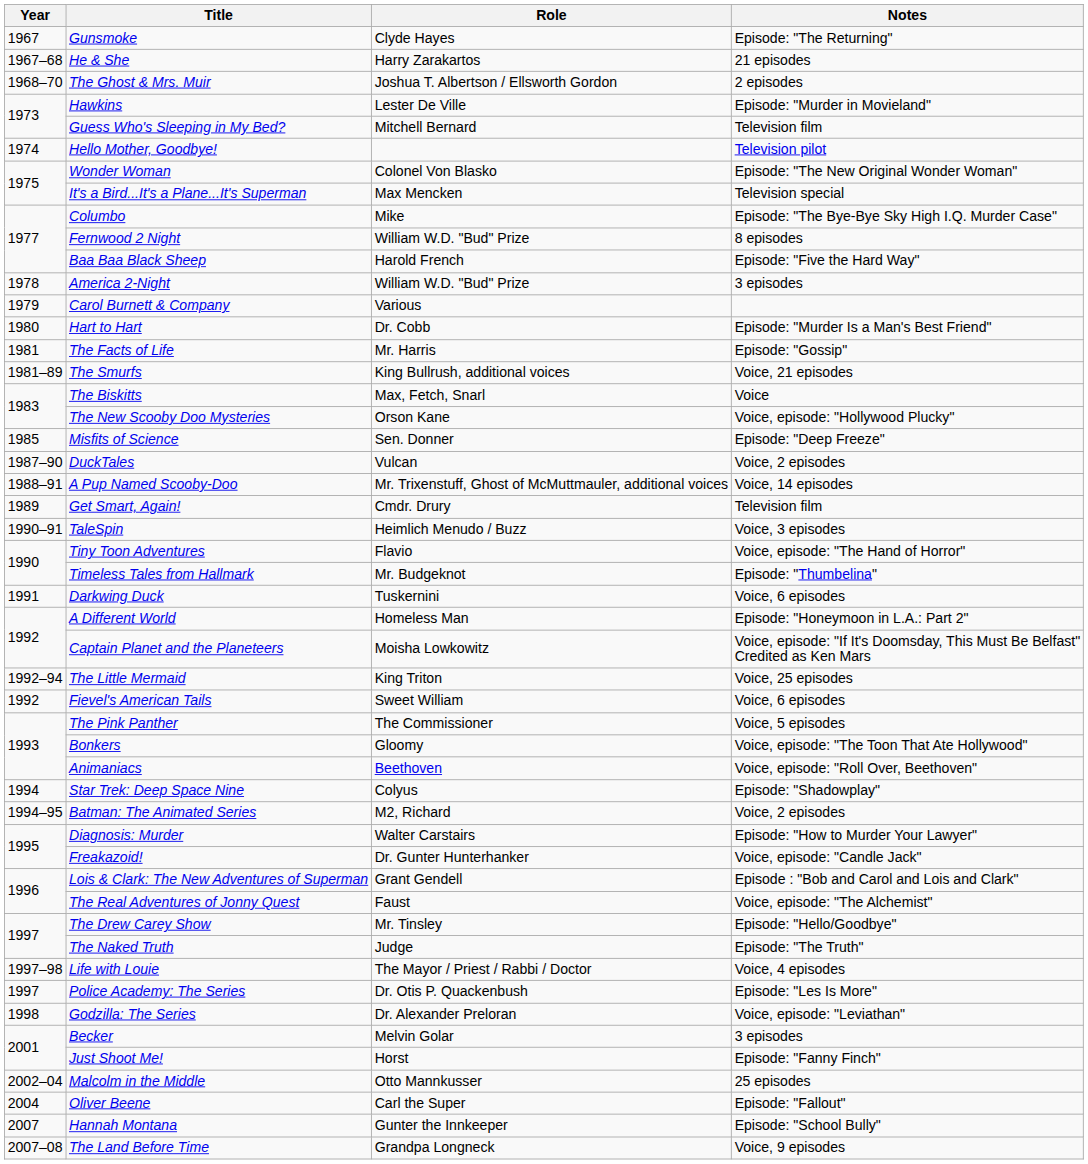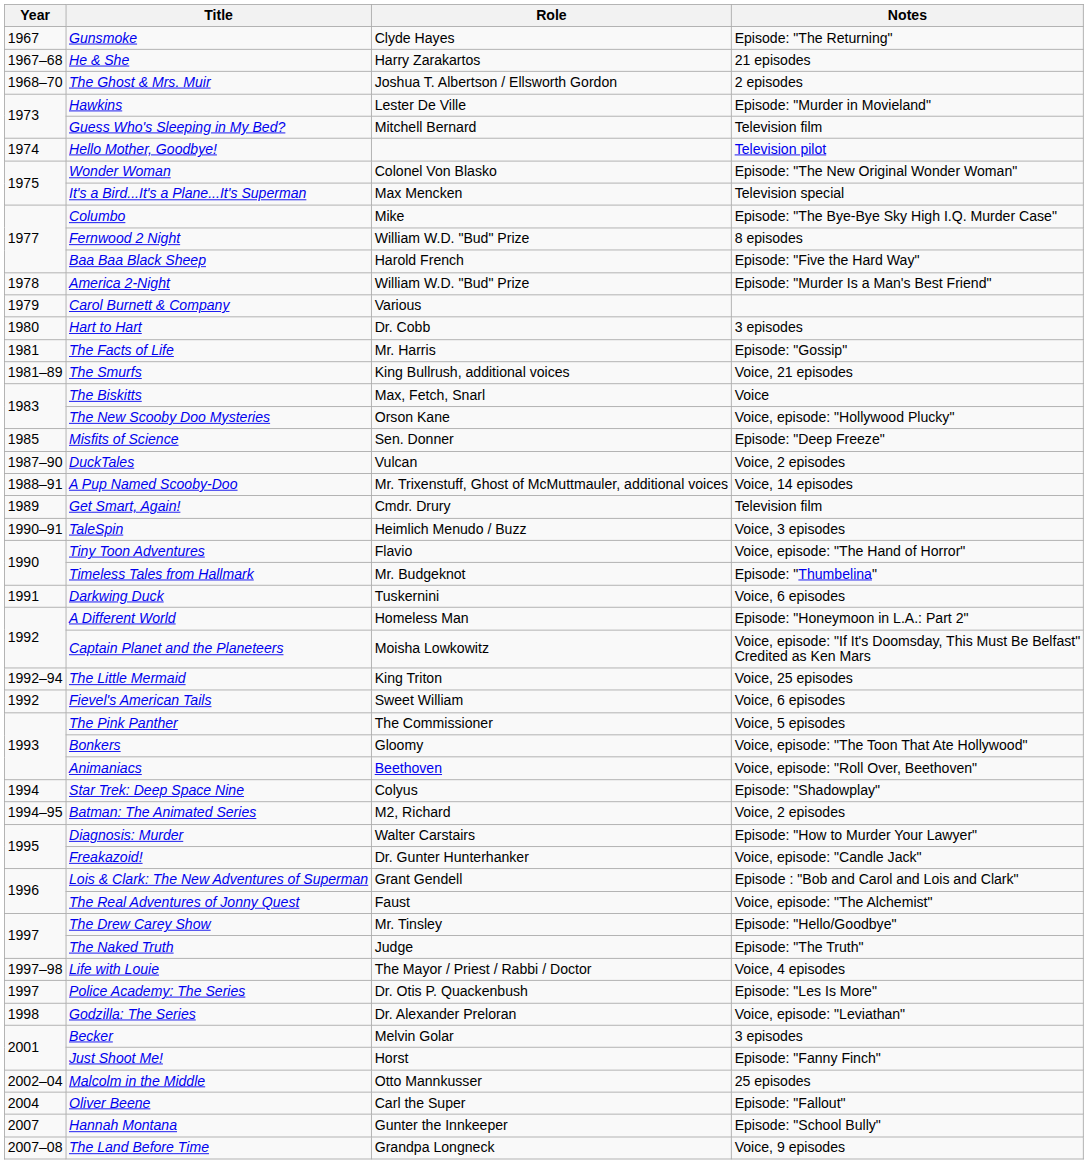(769, 283) 3 episodes -> (863, 283) Episode: "Murder Is a Man's Best Friend"
(863, 328) Episode: "Murder Is a Man's Best Friend" -> (769, 328) 3 episodes
